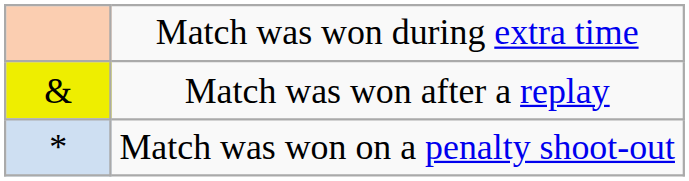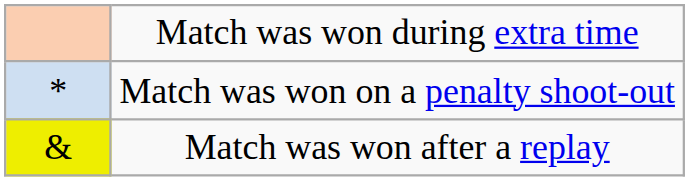rows swapped: (397, 146) <-> (397, 89)
